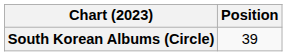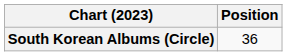(250, 39) 39 -> (250, 39) 36
